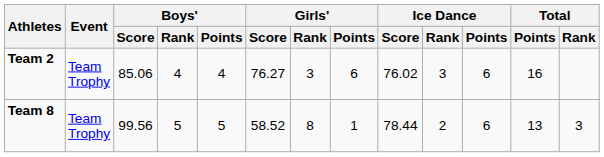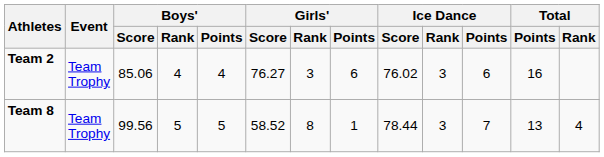(443, 126) 2 -> (443, 126) 3
(487, 126) 6 -> (487, 126) 7
(579, 126) 3 -> (579, 126) 4
